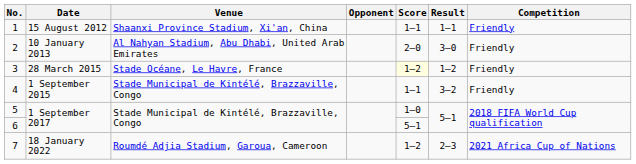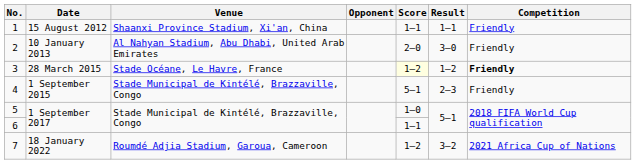(492, 69) normal -> (492, 69) bold
(412, 89) 1–1 -> (412, 89) 5–1
(448, 89) 3–2 -> (448, 89) 2–3
(412, 125) 5–1 -> (412, 125) 1–1
(448, 146) 2–3 -> (448, 146) 3–2
